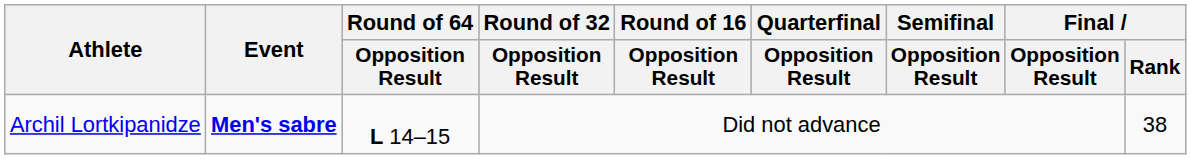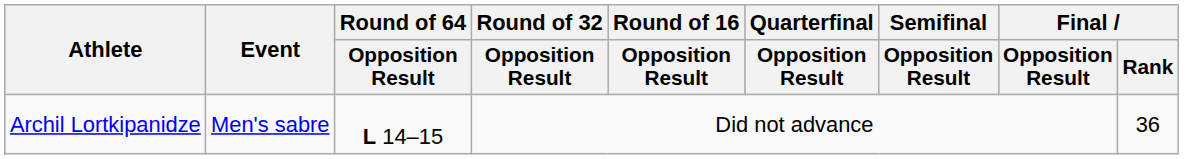(274, 125) bold -> (270, 125) normal
(1155, 125) 38 -> (1148, 125) 36
